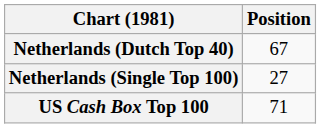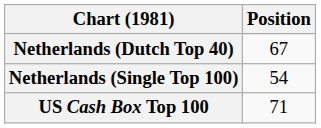(279, 78) 27 -> (279, 78) 54
